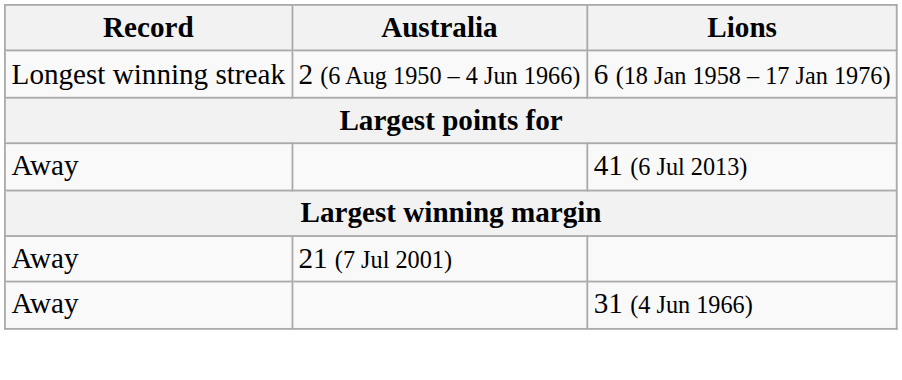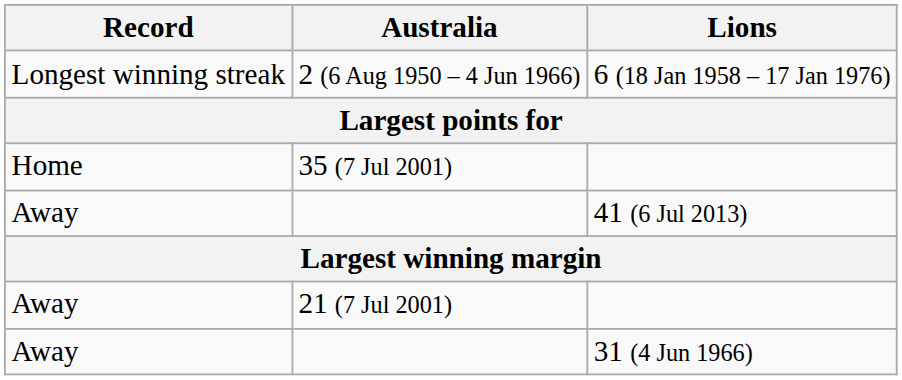+ row: (375, 166)
